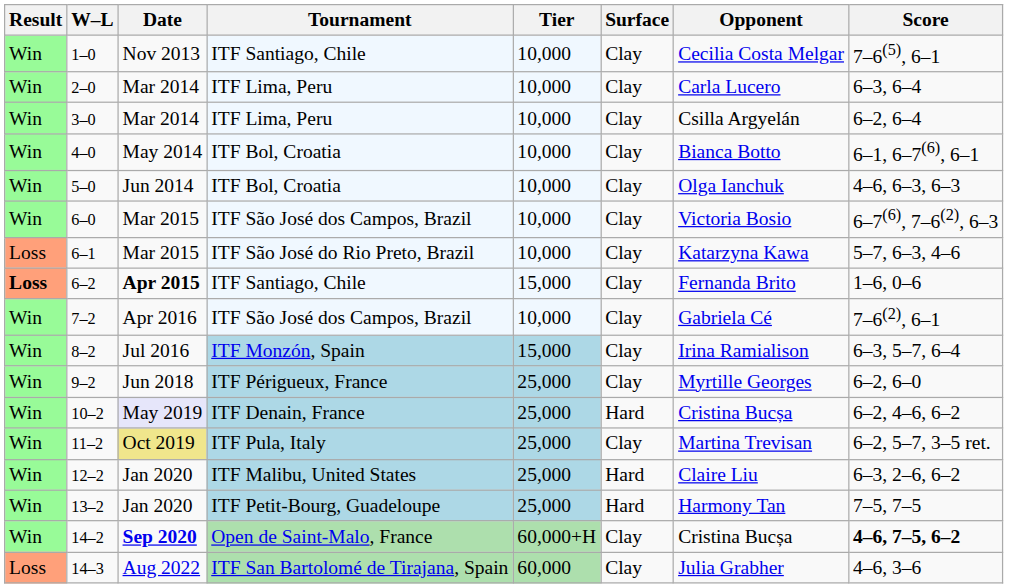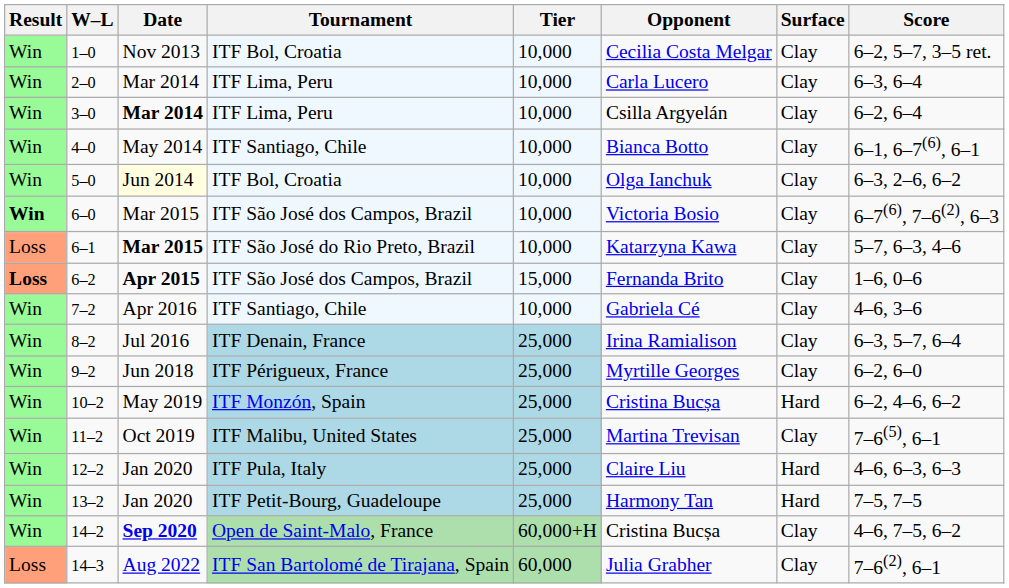columns swapped: (637, 19) <-> (761, 19)
(289, 53) ITF Santiago, Chile -> (277, 50) ITF Bol, Croatia
(897, 53) 7–6(5), 6–1 -> (923, 50) 6–2, 5–7, 3–5 ret.
(161, 118) normal -> (163, 112) bold
(276, 151) ITF Bol, Croatia -> (289, 146) ITF Santiago, Chile
(158, 185) no background -> (158, 180) lightyellow background
(907, 185) 4–6, 6–3, 6–3 -> (907, 180) 6–3, 2–6, 6–2
(26, 218) normal -> (27, 213) bold
(161, 252) normal -> (163, 247) bold
(289, 283) ITF Santiago, Chile -> (342, 278) ITF São José dos Campos, Brazil
(341, 317) ITF São José dos Campos, Brazil -> (289, 309) ITF Santiago, Chile
(897, 317) 7–6(2), 6–1 -> (888, 309) 4–6, 3–6
(288, 350) ITF Monzón, Spain -> (289, 340) ITF Denain, France
(544, 350) 15,000 -> (545, 340) 25,000
(162, 412) lavender background -> (162, 402) no background
(288, 412) ITF Denain, France -> (289, 402) ITF Monzón, Spain
(159, 443) khaki background -> (159, 435) no background
(268, 443) ITF Pula, Italy -> (314, 435) ITF Malibu, United States
(922, 443) 6–2, 5–7, 3–5 ret. -> (897, 435) 7–6(5), 6–1
(314, 474) ITF Malibu, United States -> (269, 469) ITF Pula, Italy
(907, 474) 6–3, 2–6, 6–2 -> (907, 469) 4–6, 6–3, 6–3
(907, 536) bold -> (907, 531) normal
(887, 567) 4–6, 3–6 -> (897, 564) 7–6(2), 6–1
